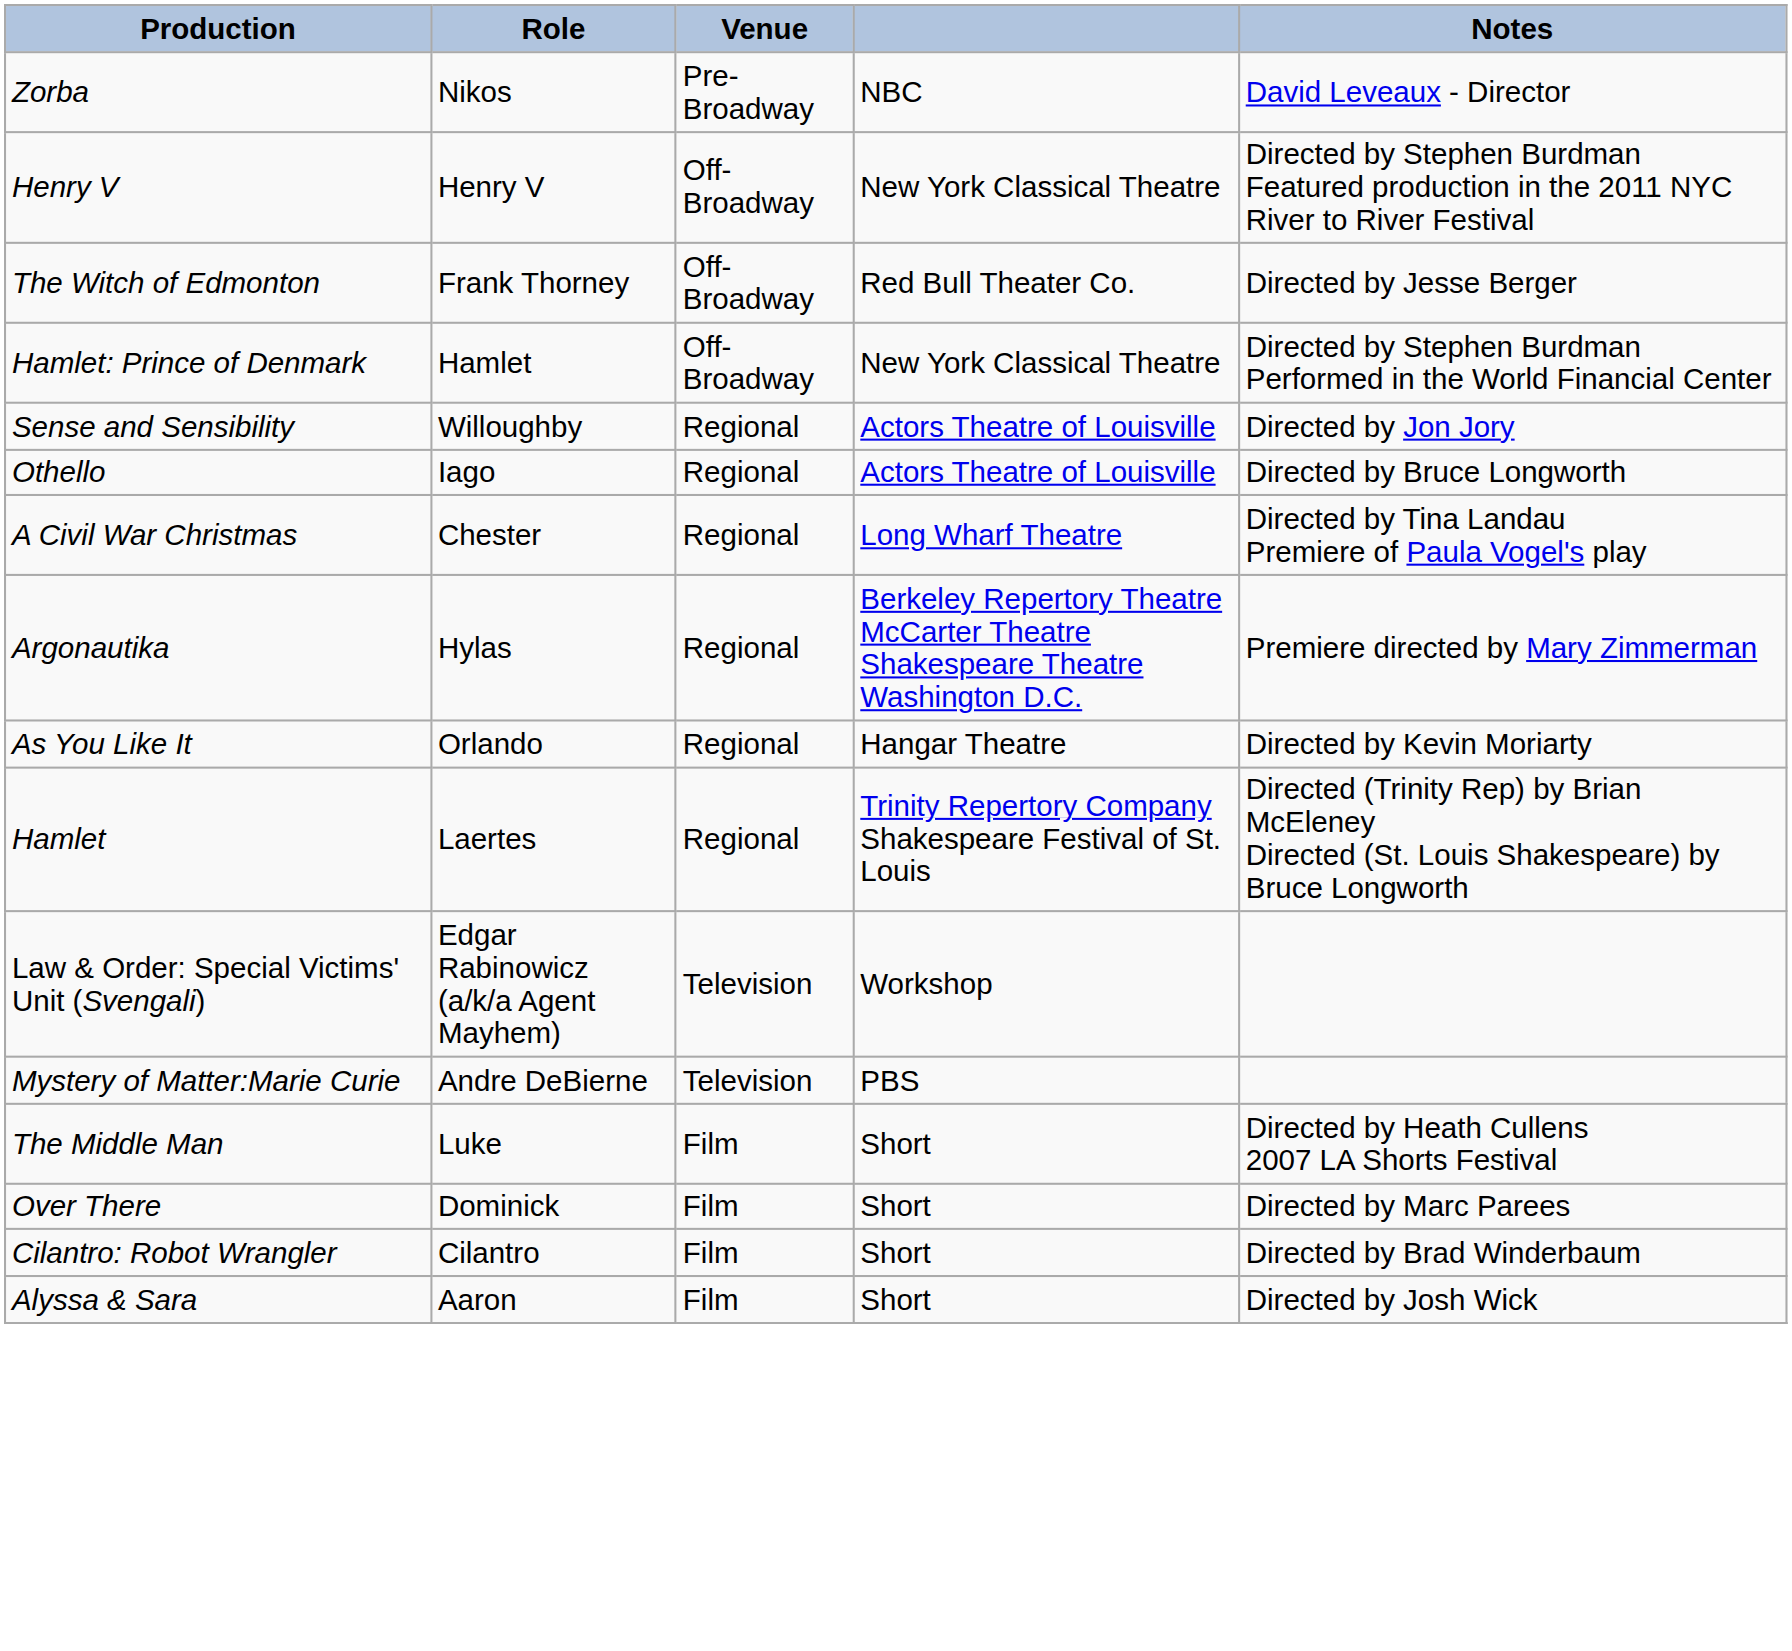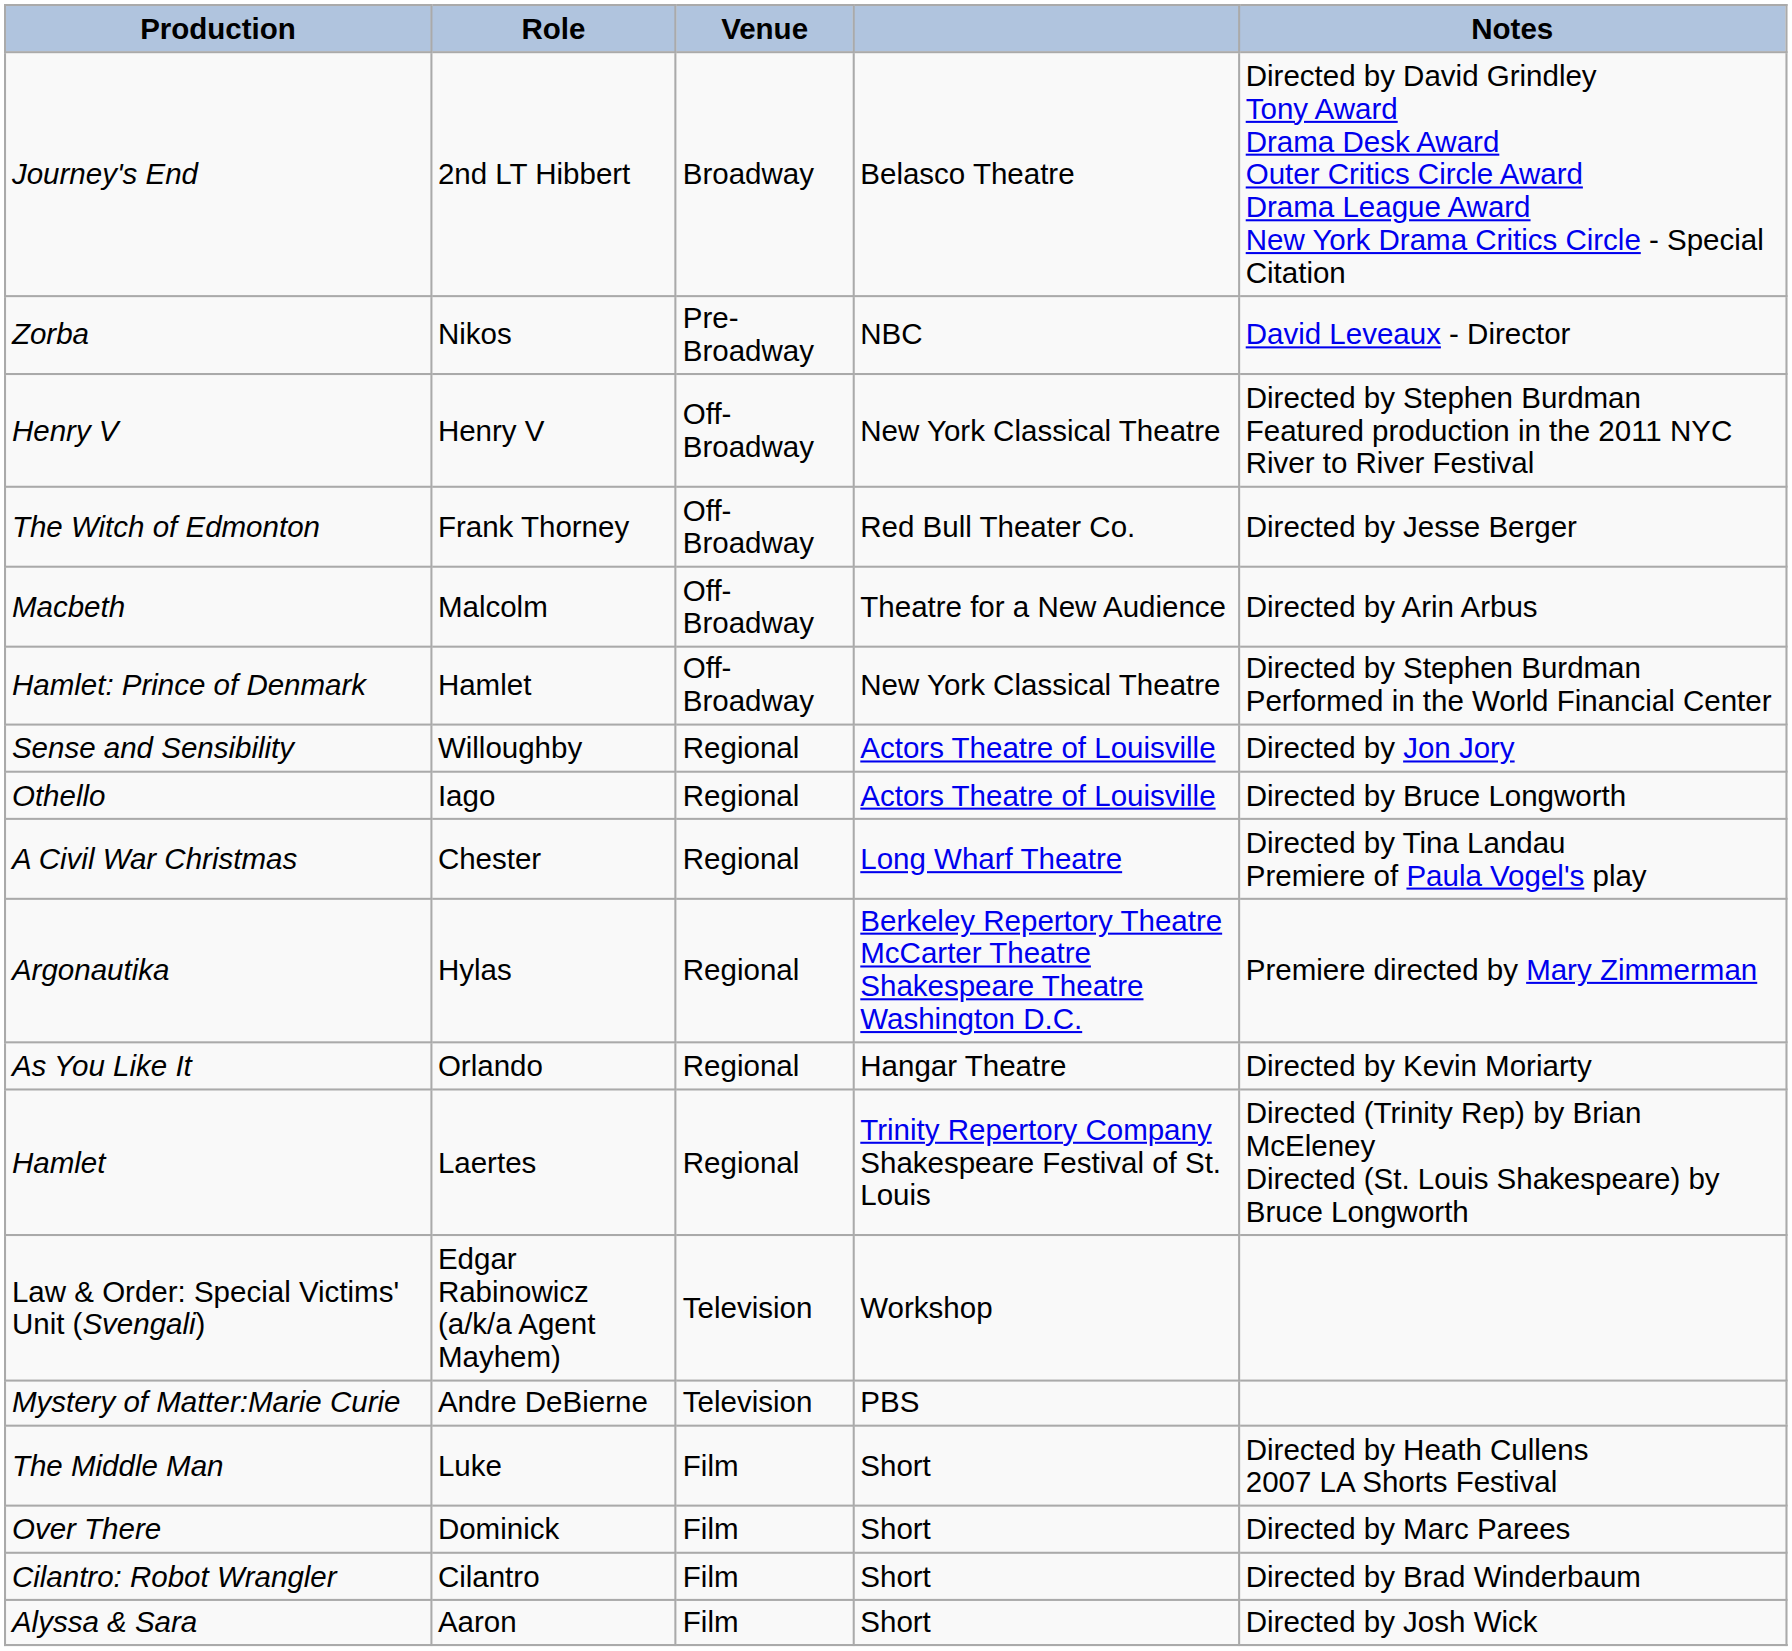+ row: (105, 174)
+ row: (69, 606)
